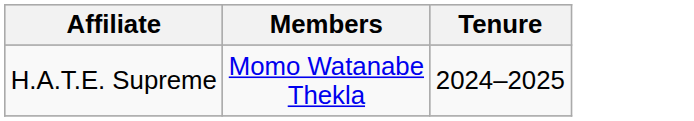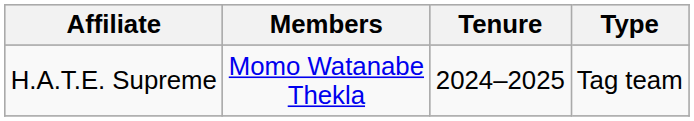+ column: (630, 24)
